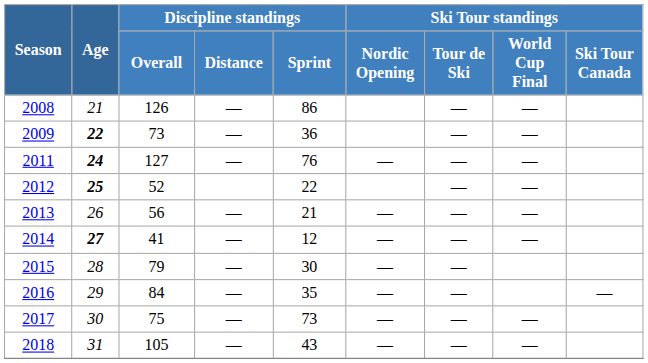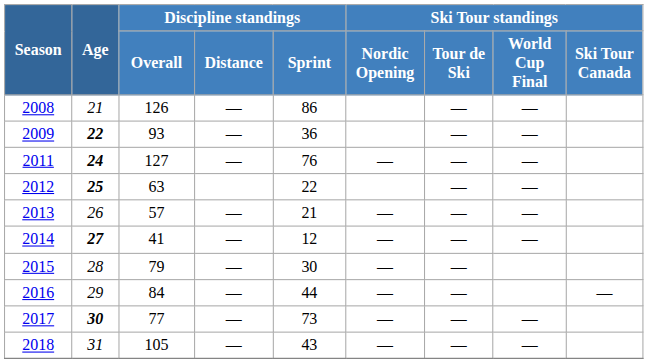(156, 134) 73 -> (156, 134) 93
(156, 187) 52 -> (156, 187) 63
(156, 213) 56 -> (156, 213) 57
(309, 292) 35 -> (309, 292) 44
(95, 318) normal -> (95, 318) bold
(156, 318) 75 -> (156, 318) 77
